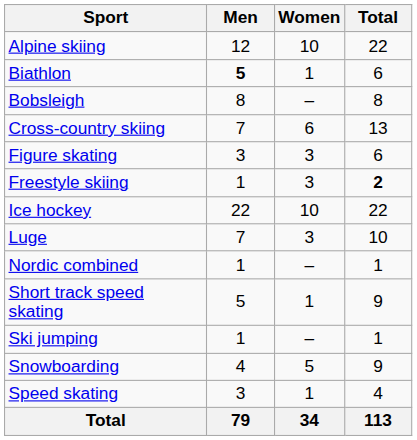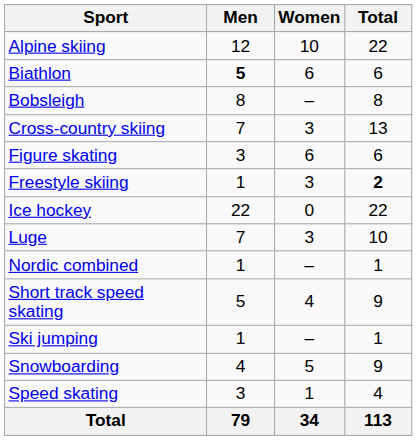(309, 73) 1 -> (309, 73) 6
(309, 127) 6 -> (309, 127) 3
(309, 155) 3 -> (309, 155) 6
(309, 210) 10 -> (309, 210) 0
(309, 301) 1 -> (309, 301) 4
